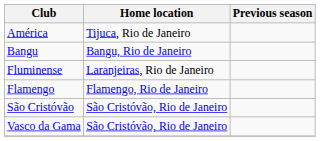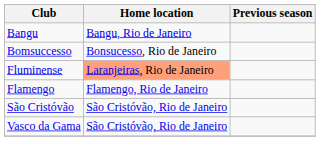- row: (27, 32)
+ row: (39, 51)
(150, 70) no background -> (150, 70) lightsalmon background
